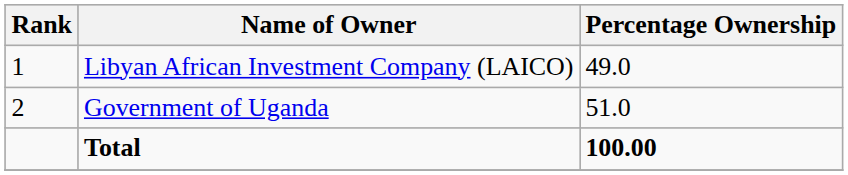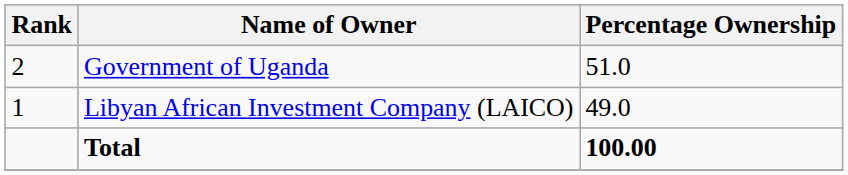rows swapped: (329, 66) <-> (206, 107)
